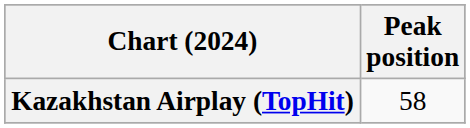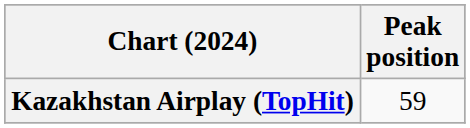(413, 100) 58 -> (413, 100) 59
